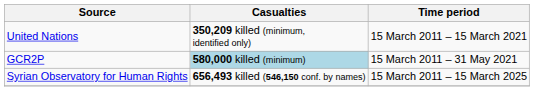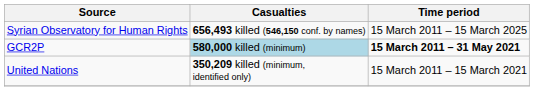rows swapped: (43, 36) <-> (97, 77)
(444, 59) normal -> (445, 47) bold
